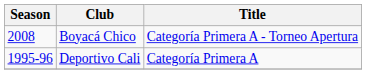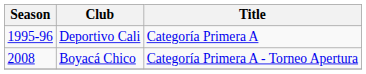rows swapped: (100, 58) <-> (97, 36)
